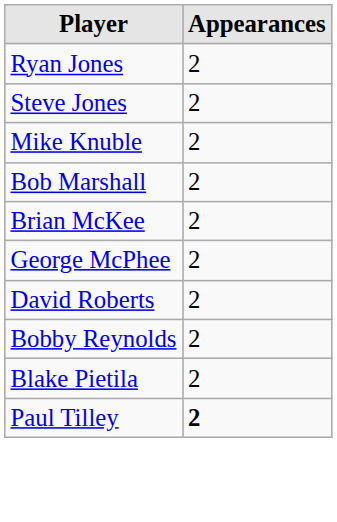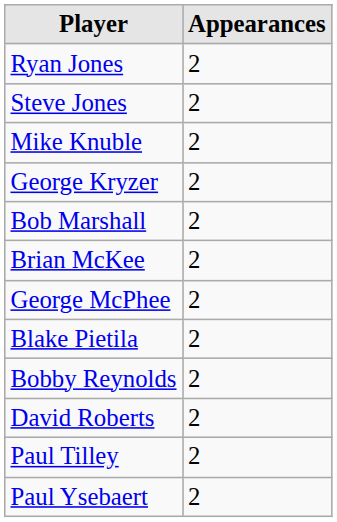+ row: (84, 181)
rows swapped: (74, 378) <-> (82, 299)
(194, 417) bold -> (194, 456) normal
+ row: (79, 496)
